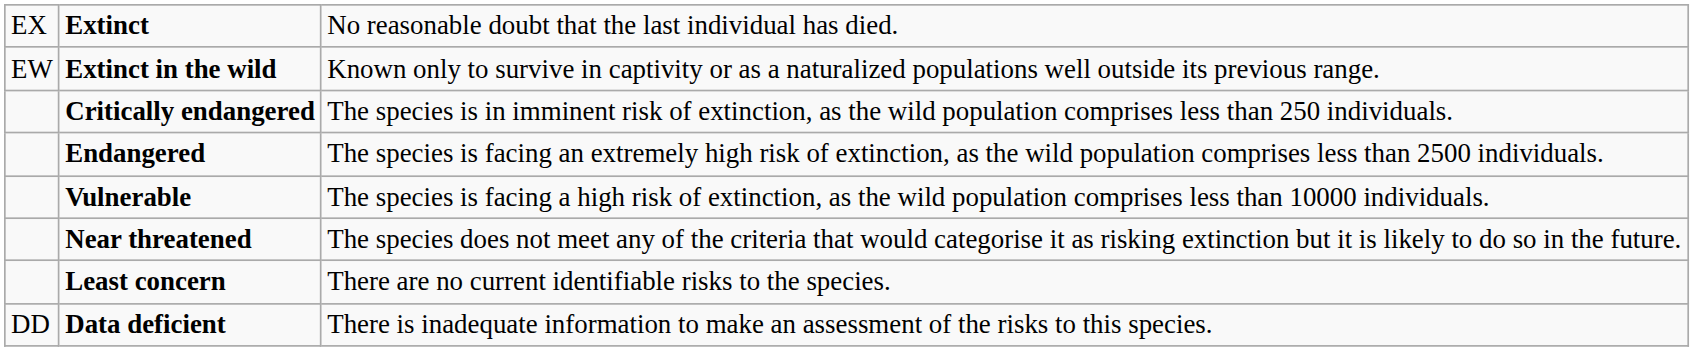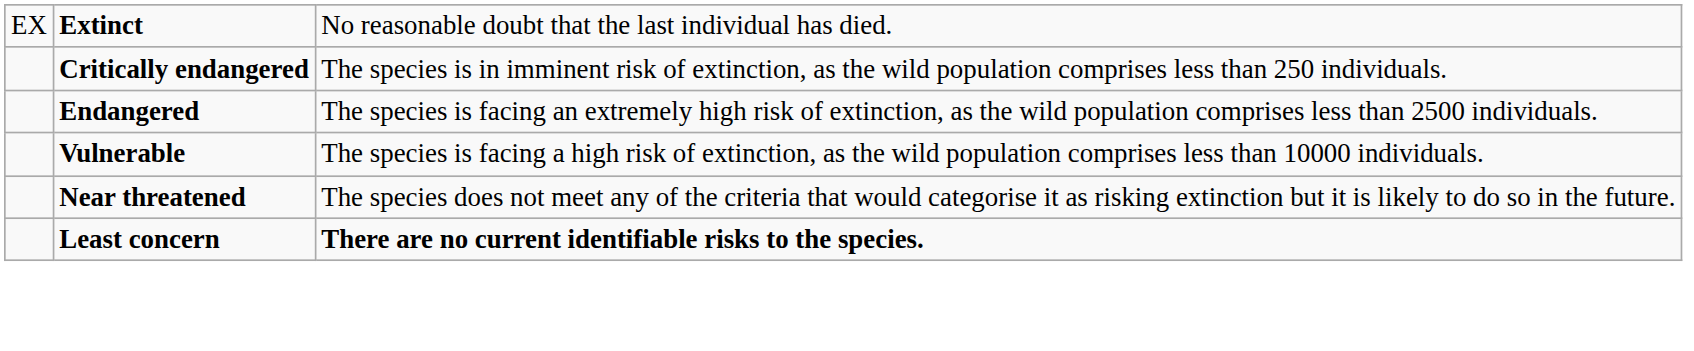- row: (171, 68)
(609, 281) normal -> (623, 238) bold
- row: (145, 324)
